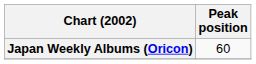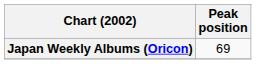(223, 48) 60 -> (223, 48) 69
